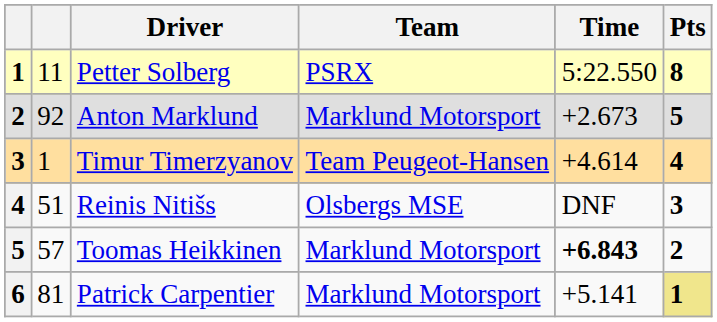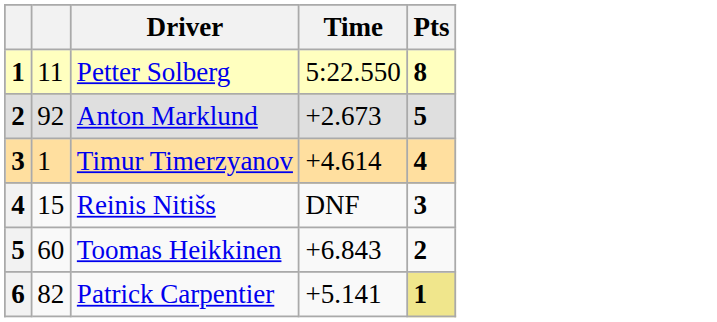- column: (427, 26)
(51, 205) 51 -> (51, 205) 15
(51, 250) 57 -> (51, 250) 60
(600, 250) bold -> (344, 250) normal
(51, 294) 81 -> (51, 294) 82
